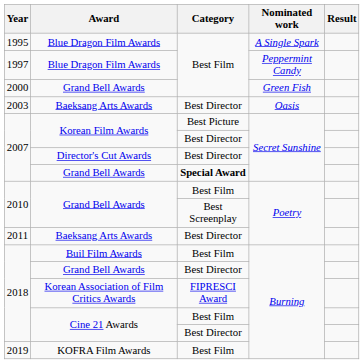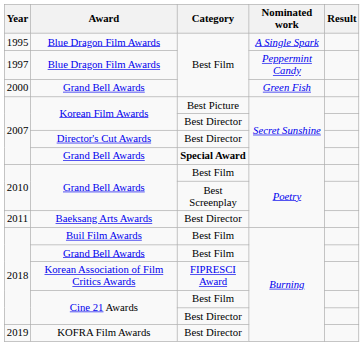- row: (18, 105)
(213, 270) Best Director -> (213, 253) Best Film
(213, 350) Best Film -> (213, 333) Best Director
